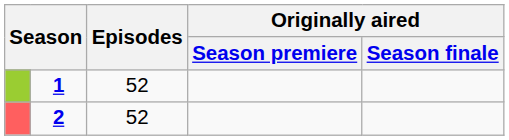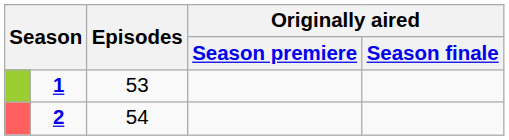(137, 85) 52 -> (137, 85) 53
(137, 118) 52 -> (137, 118) 54
